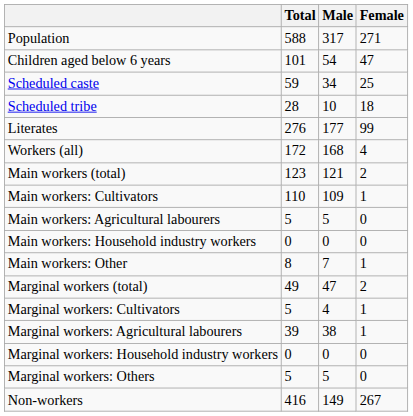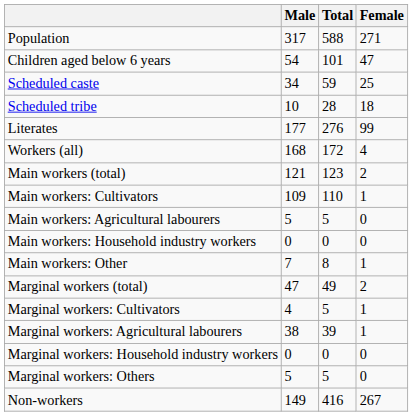columns swapped: (300, 15) <-> (338, 15)
